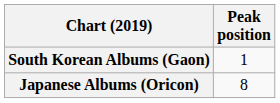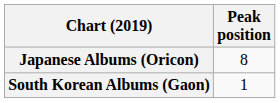rows swapped: (109, 85) <-> (109, 60)
